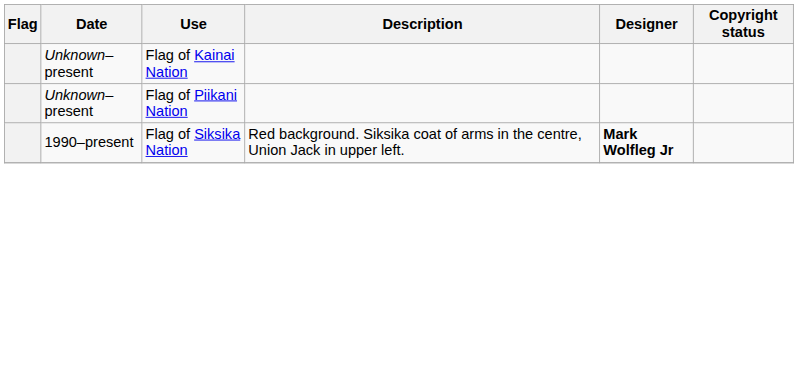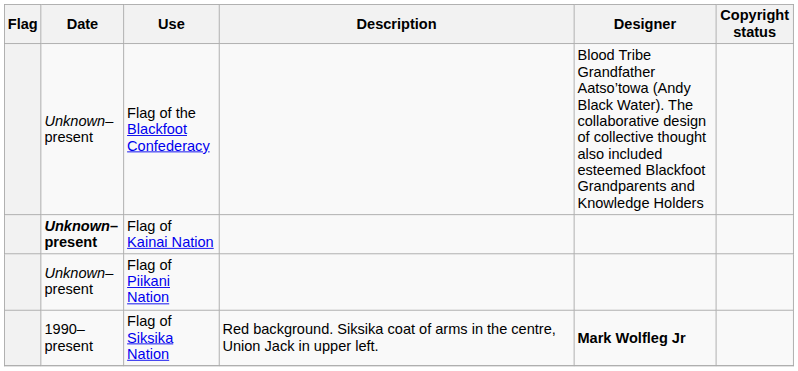+ row: (168, 129)
(79, 63) normal -> (81, 234) bold
